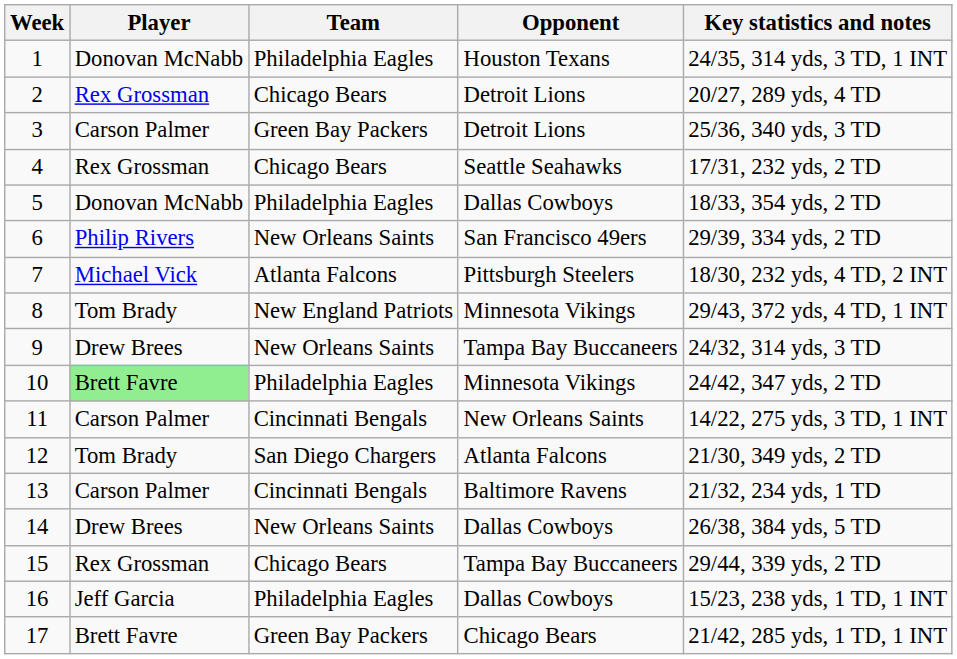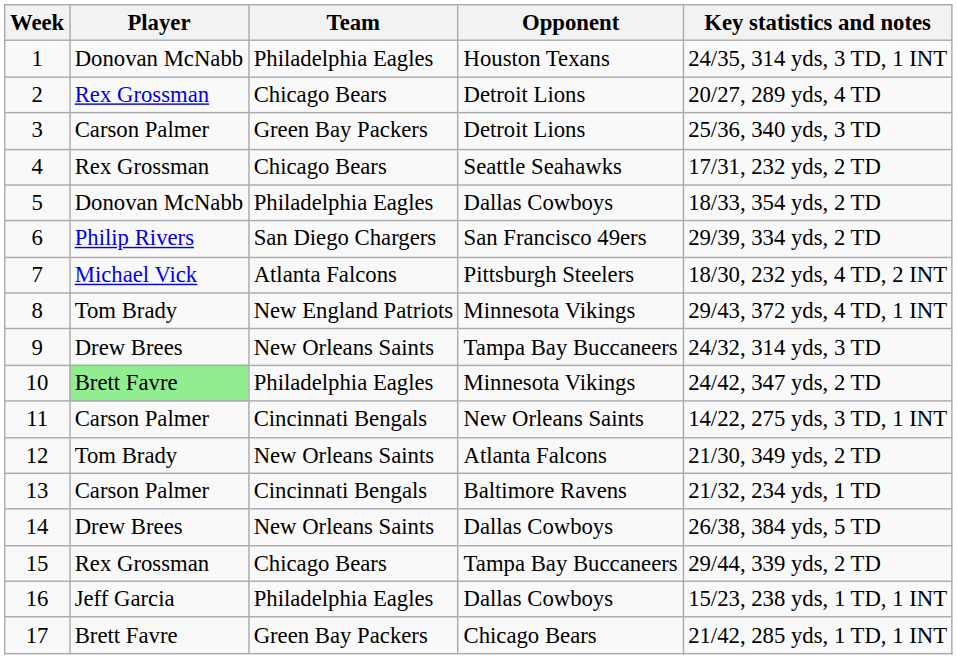(344, 238) New Orleans Saints -> (345, 238) San Diego Chargers
(345, 454) San Diego Chargers -> (344, 454) New Orleans Saints
